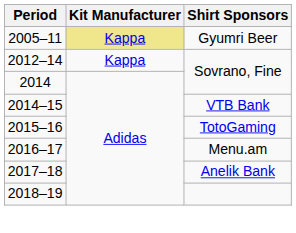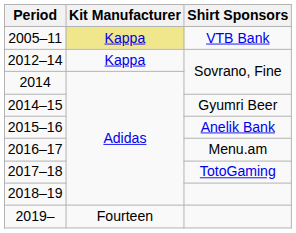(238, 37) Gyumri Beer -> (238, 37) VTB Bank
(238, 104) VTB Bank -> (238, 104) Gyumri Beer
(238, 127) TotoGaming -> (238, 127) Anelik Bank
(238, 171) Anelik Bank -> (238, 171) TotoGaming
+ row: (35, 216)
